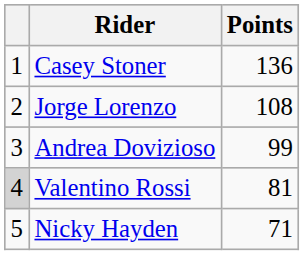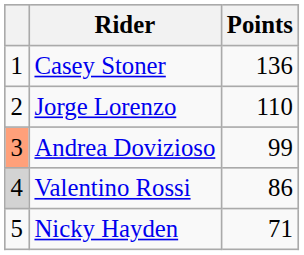(274, 106) 108 -> (275, 106) 110
(17, 147) no background -> (17, 147) lightsalmon background
(280, 188) 81 -> (280, 188) 86
